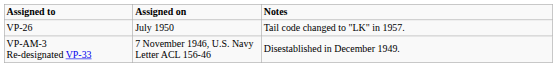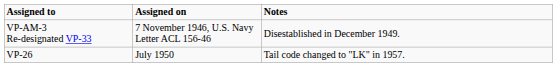rows swapped: (49, 49) <-> (20, 28)
